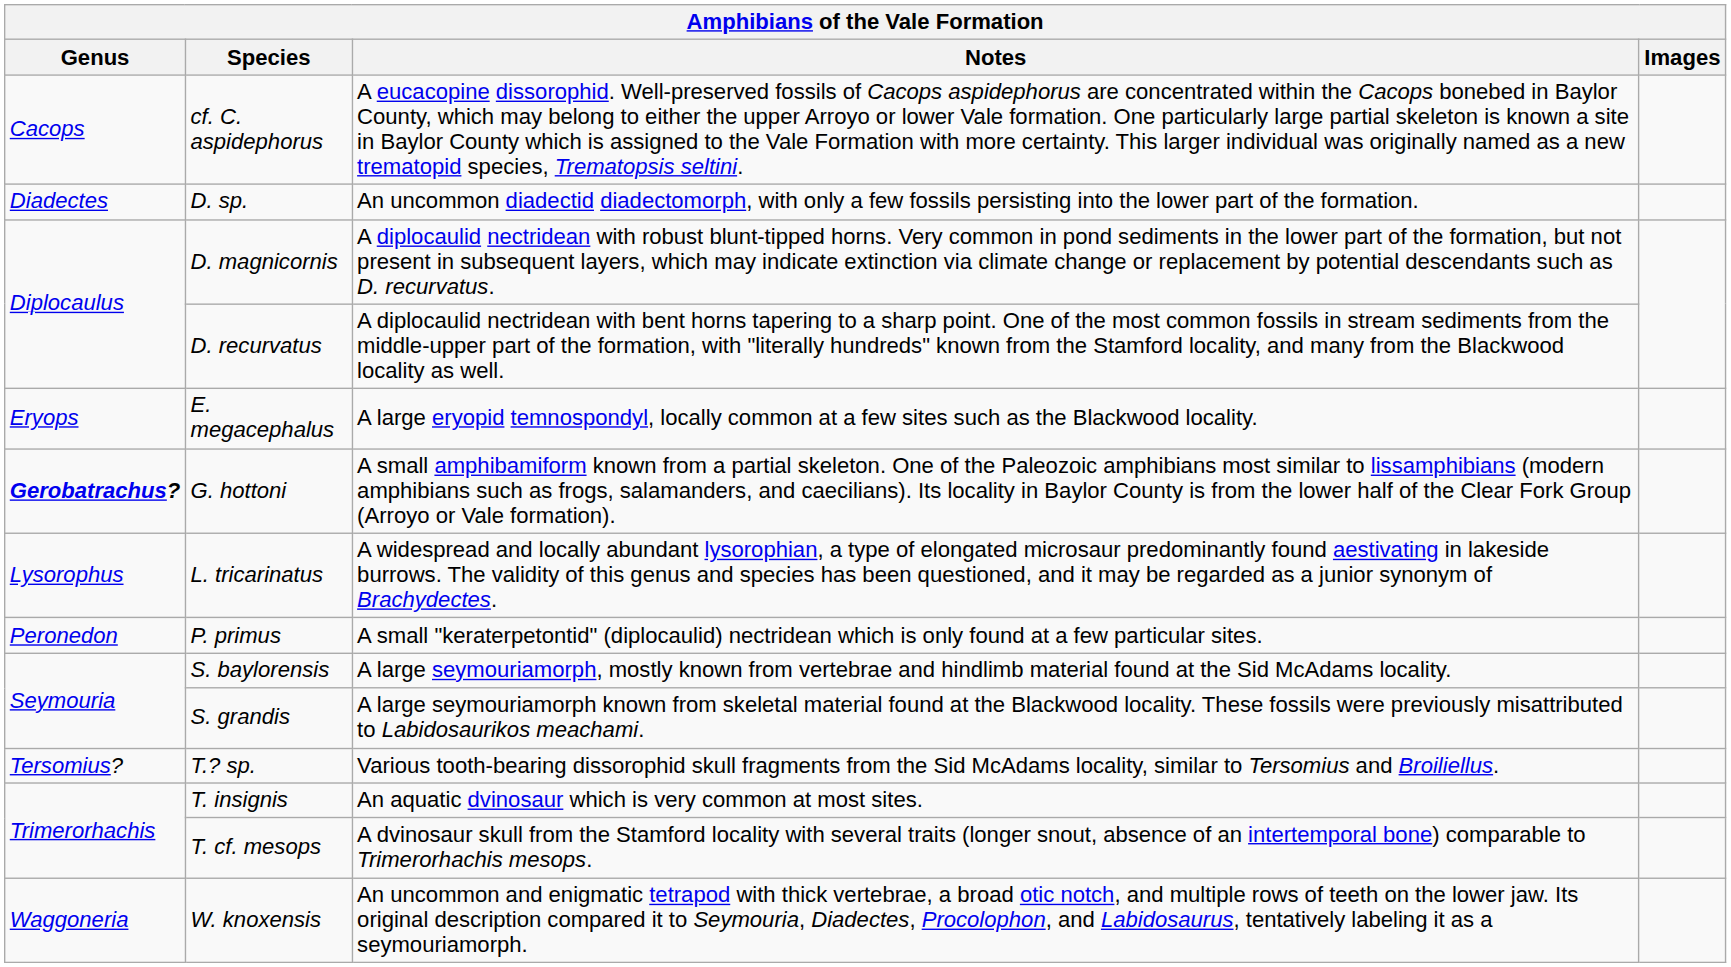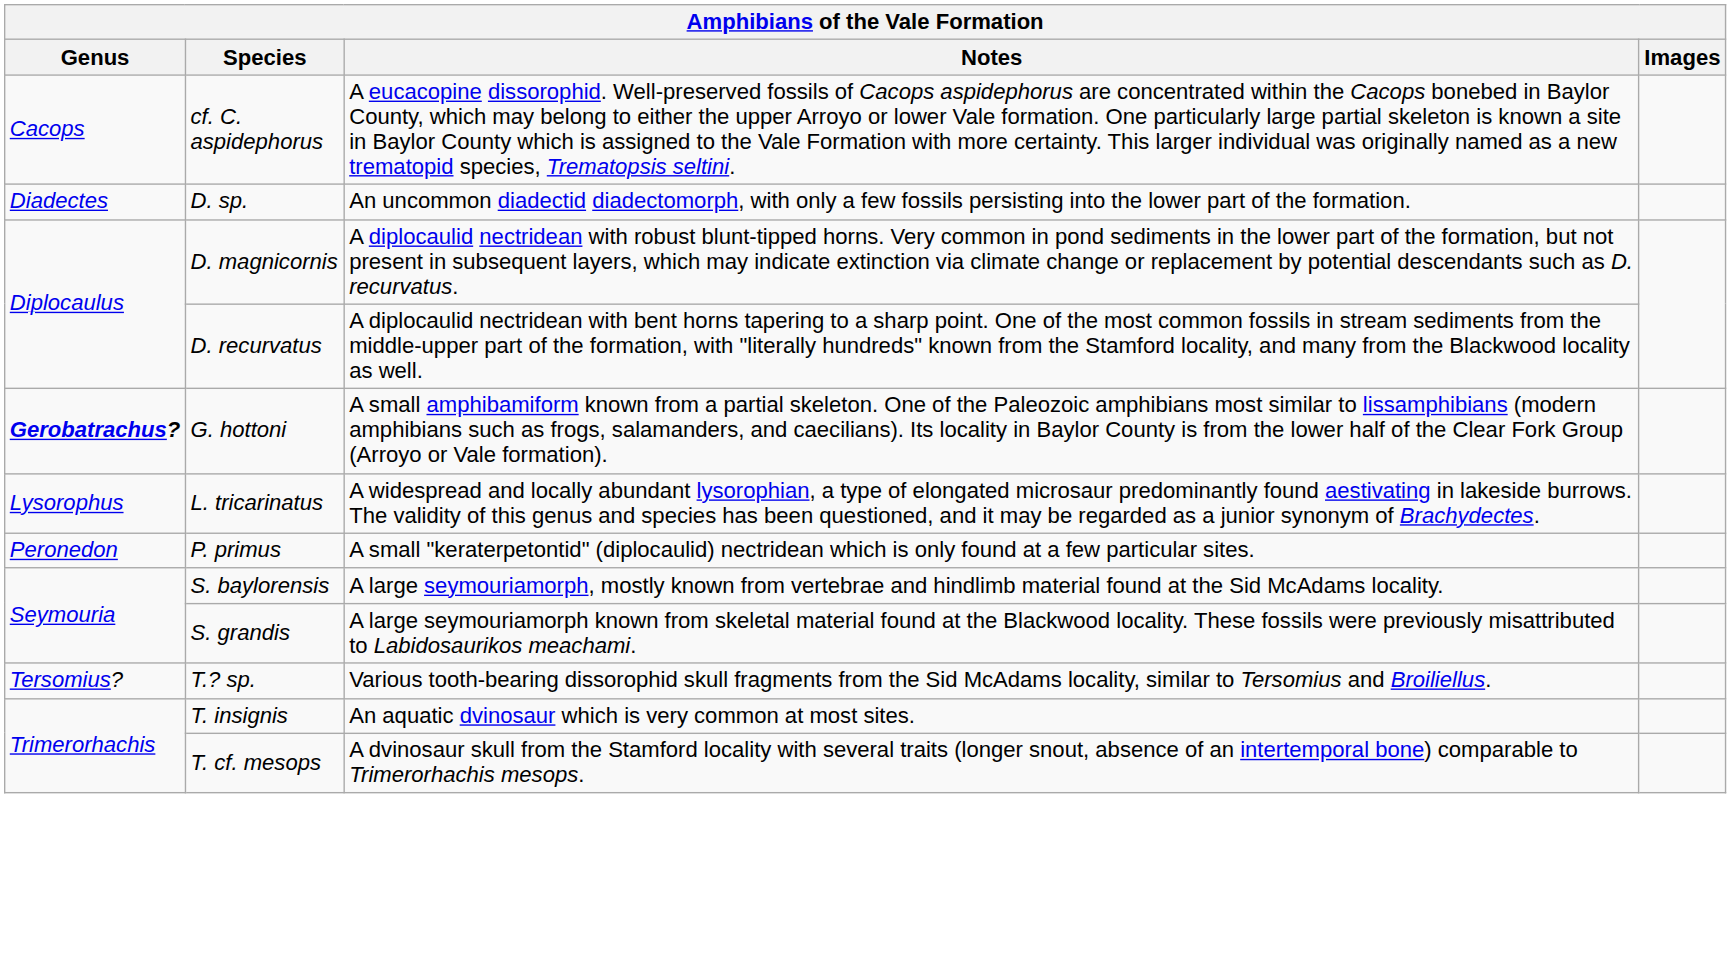- row: (262, 418)
- row: (256, 919)
